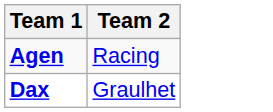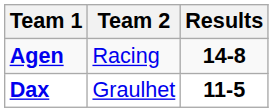+ column: (224, 21)
